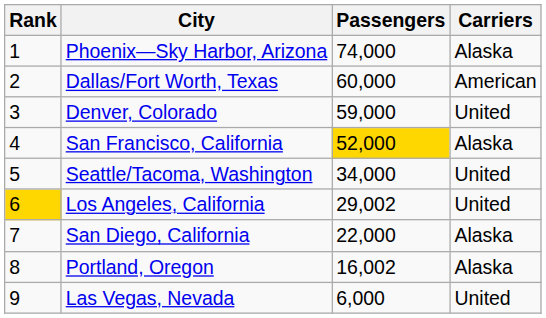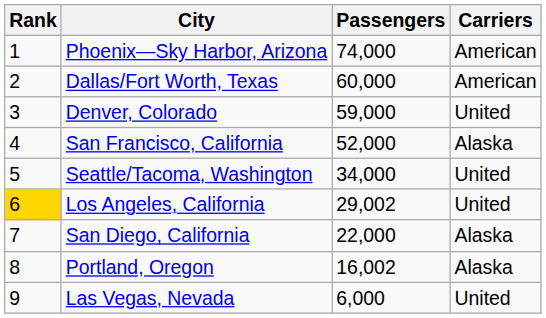(484, 51) Alaska -> (496, 51) American
(366, 143) gold background -> (366, 143) no background
